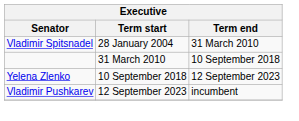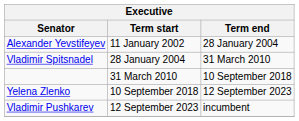+ row: (56, 44)
